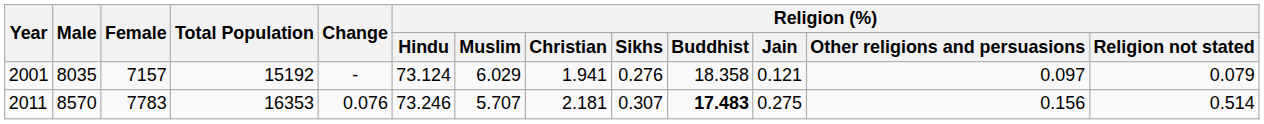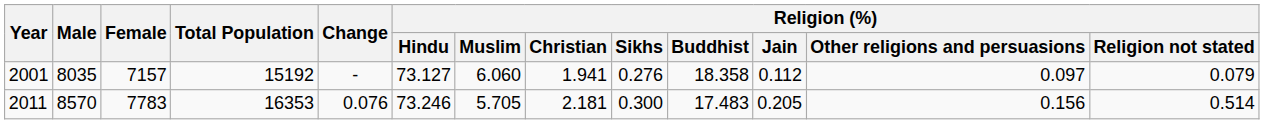(424, 75) 73.124 -> (424, 75) 73.127
(499, 75) 6.029 -> (499, 75) 6.060
(780, 75) 0.121 -> (780, 75) 0.112
(499, 103) 5.707 -> (499, 103) 5.705
(641, 103) 0.307 -> (641, 103) 0.300
(722, 103) bold -> (722, 103) normal
(780, 103) 0.275 -> (780, 103) 0.205
